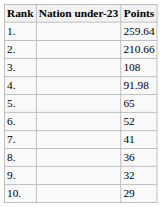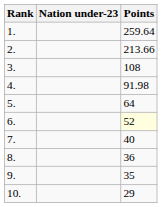(139, 49) 210.66 -> (139, 49) 213.66
(129, 103) 65 -> (129, 103) 64
(129, 121) no background -> (129, 121) lightyellow background
(129, 139) 41 -> (129, 139) 40
(129, 175) 32 -> (129, 175) 35
